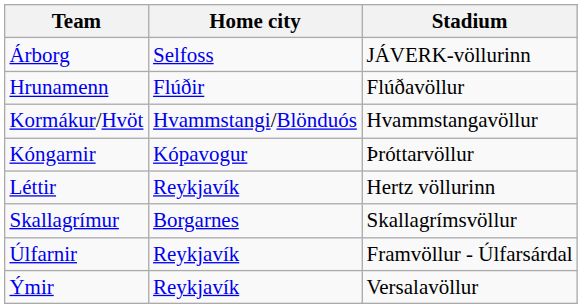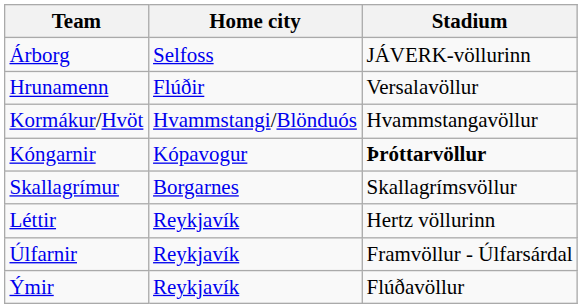(415, 87) Flúðavöllur -> (422, 87) Versalavöllur
(420, 154) normal -> (426, 154) bold
rows swapped: (33, 187) <-> (64, 220)
(422, 287) Versalavöllur -> (415, 287) Flúðavöllur
